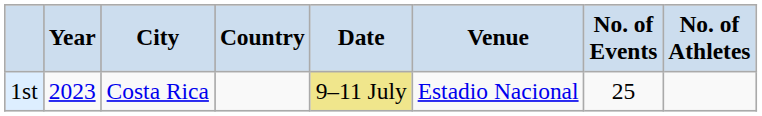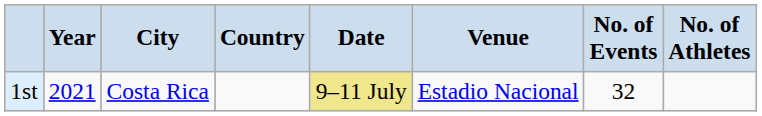(72, 90) 2023 -> (72, 90) 2021
(623, 90) 25 -> (623, 90) 32
